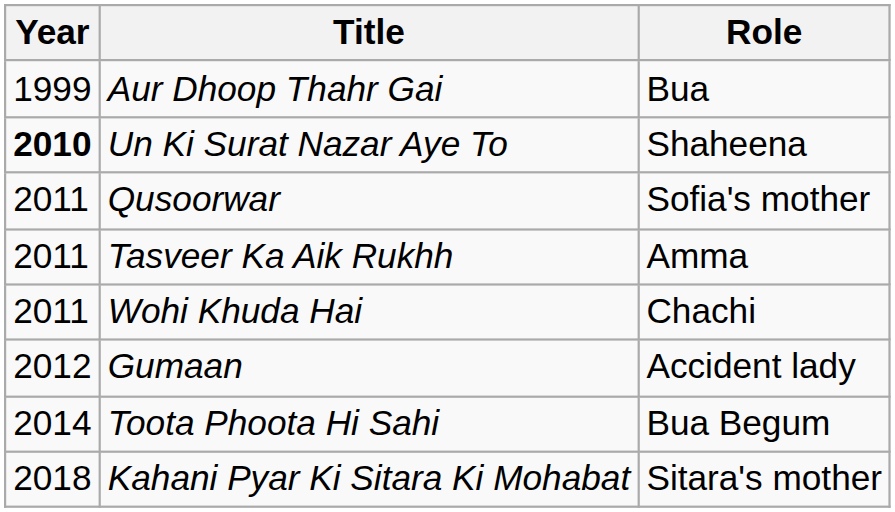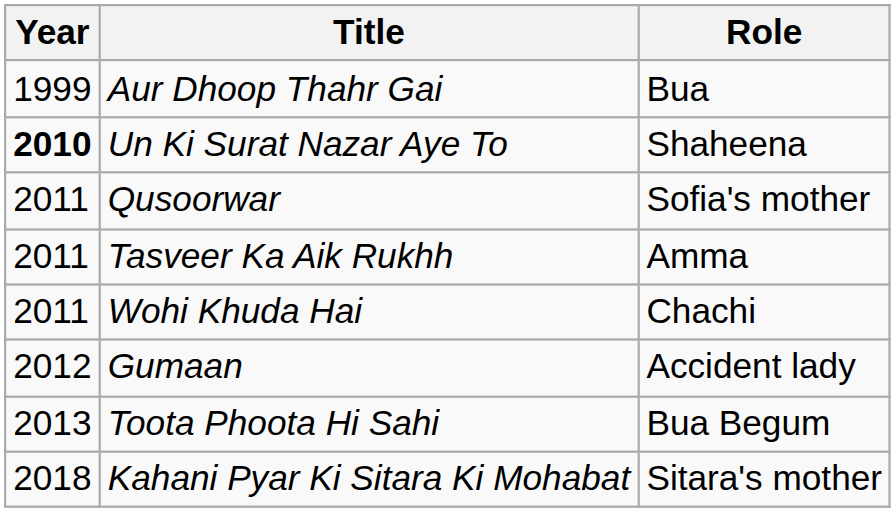(52, 423) 2014 -> (52, 423) 2013
